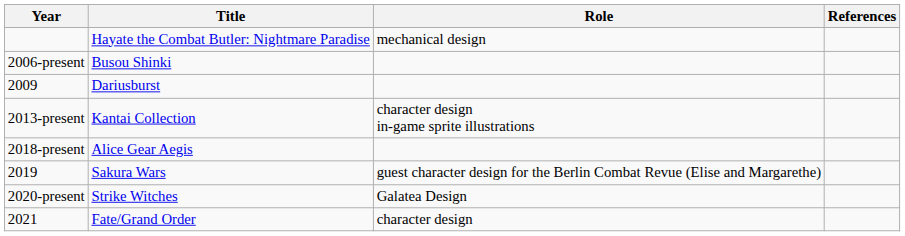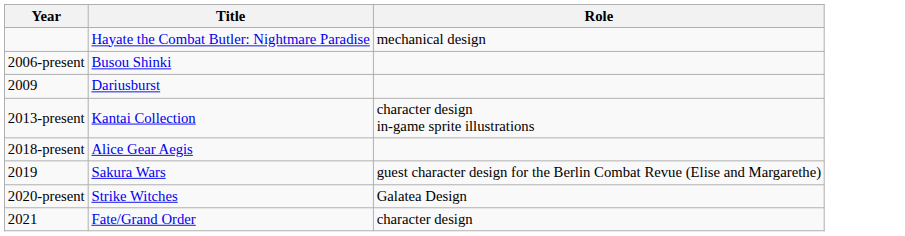- column: (862, 16)
